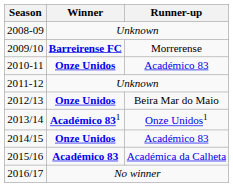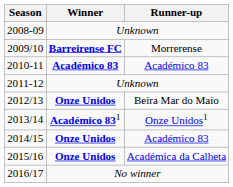(85, 65) Onze Unidos -> (85, 65) Académico 83
(85, 156) Académico 83 -> (85, 156) Onze Unidos
